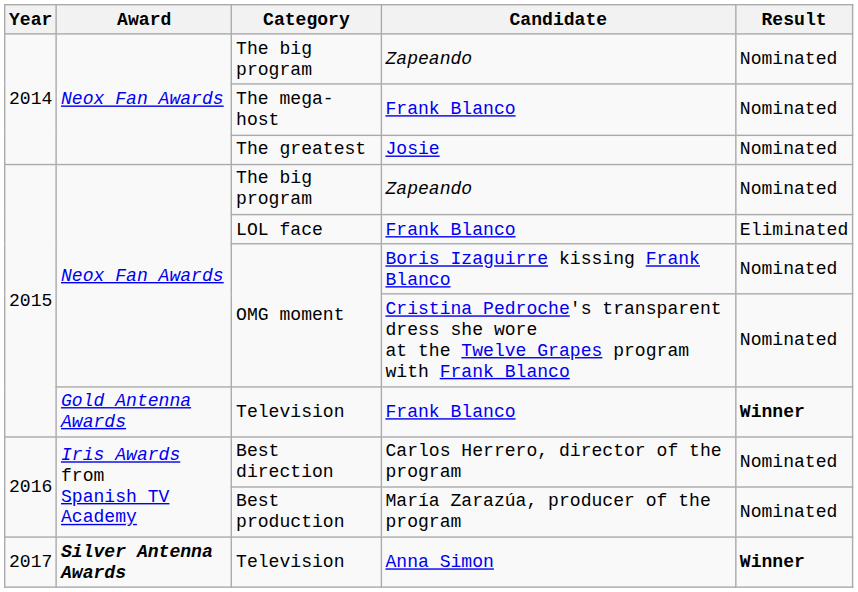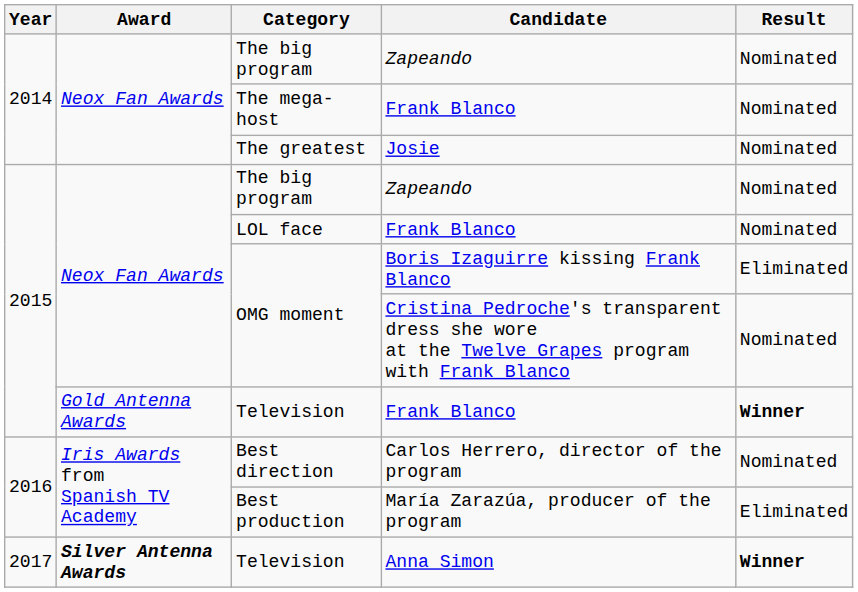(794, 229) Eliminated -> (789, 229) Nominated
(789, 269) Nominated -> (794, 269) Eliminated
(789, 512) Nominated -> (794, 512) Eliminated
